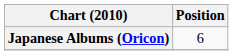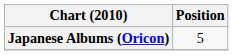(200, 38) 6 -> (200, 38) 5
